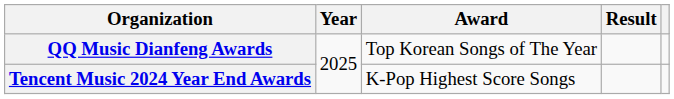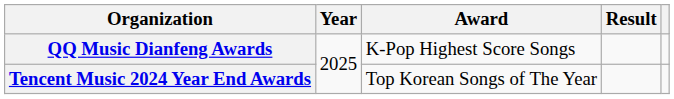(481, 49) Top Korean Songs of The Year -> (471, 49) K-Pop Highest Score Songs
(471, 78) K-Pop Highest Score Songs -> (481, 78) Top Korean Songs of The Year
